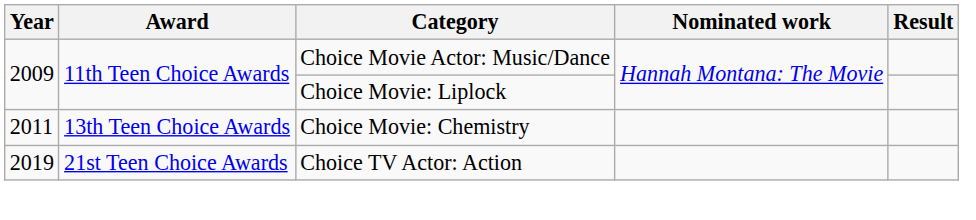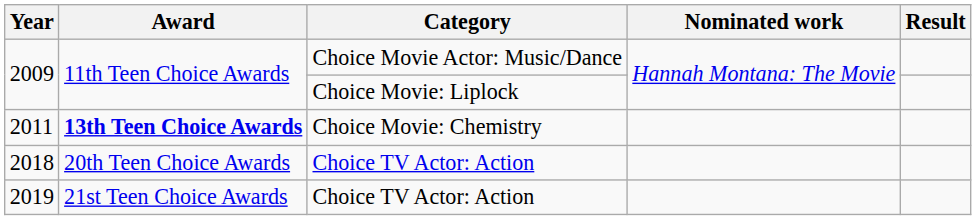(177, 127) normal -> (183, 127) bold
+ row: (32, 162)
